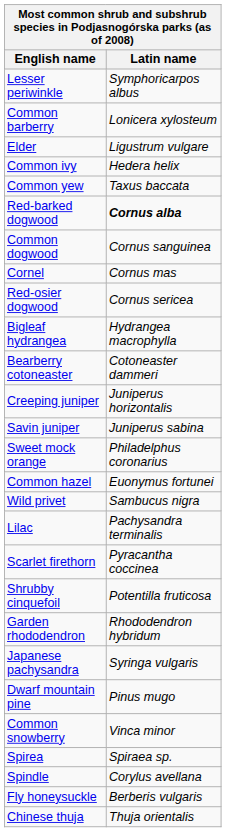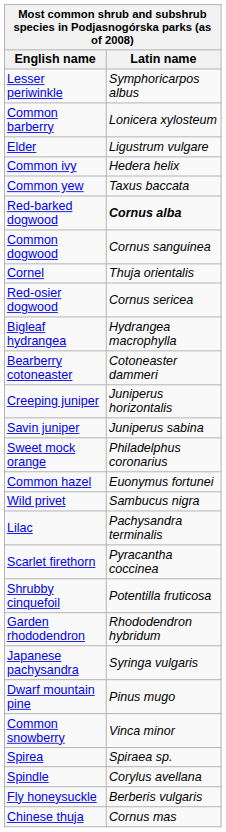(143, 273) Cornus mas -> (151, 273) Thuja orientalis
(151, 816) Thuja orientalis -> (143, 816) Cornus mas
